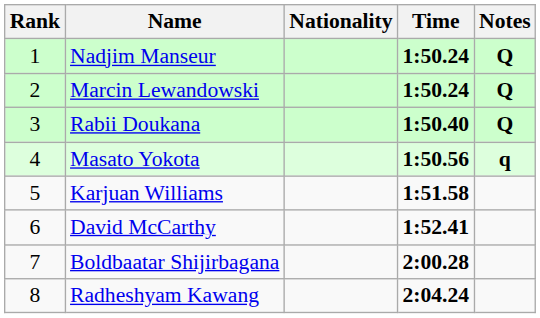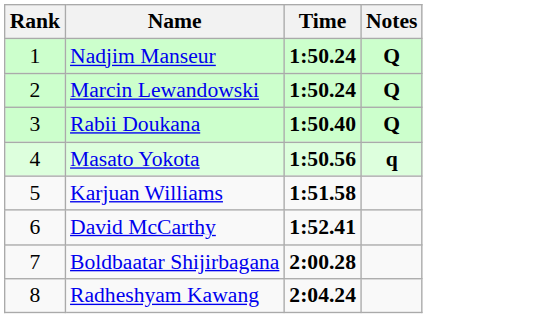- column: (341, 21)
